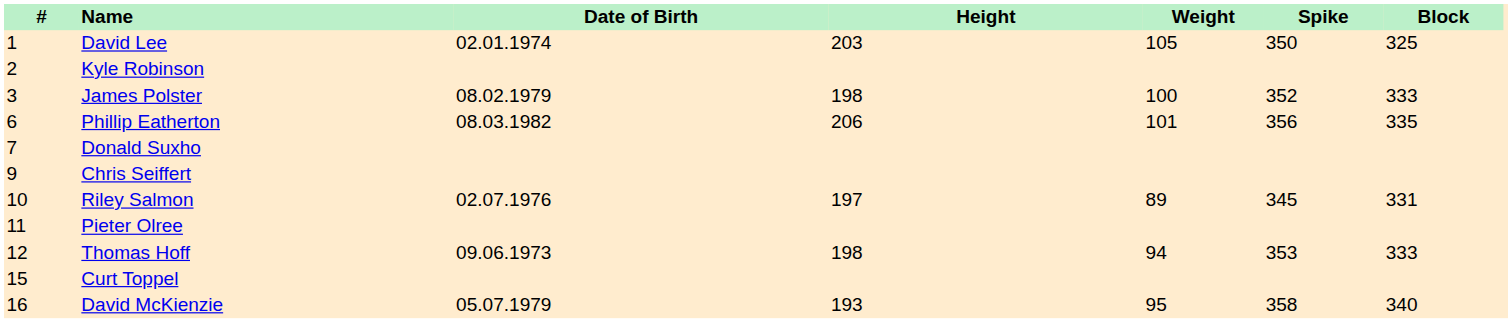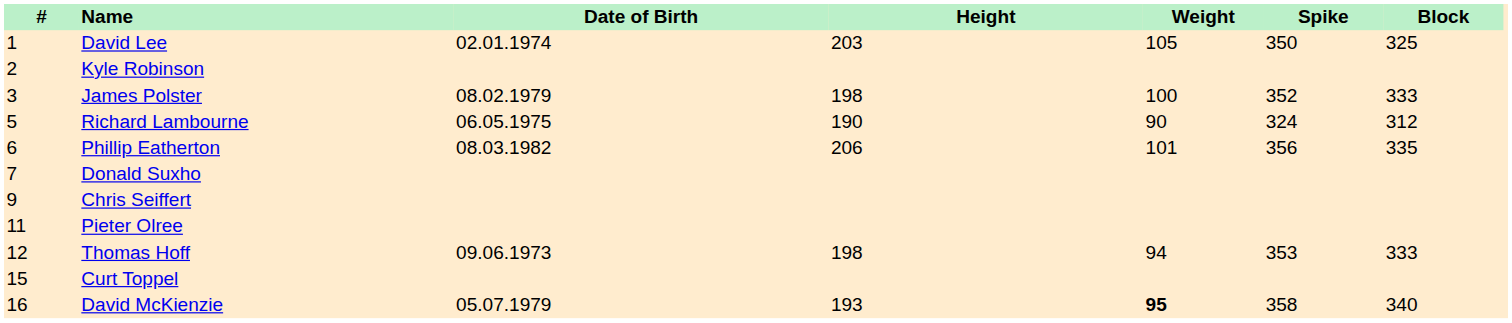+ row: (165, 121)
- row: (137, 200)
(1156, 304) normal -> (1156, 304) bold
